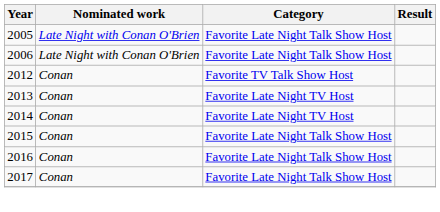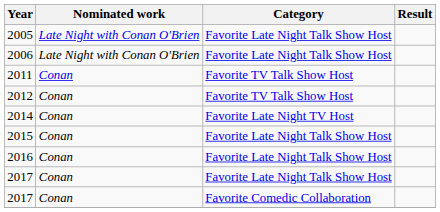+ row: (20, 75)
- row: (20, 95)
+ row: (20, 197)
